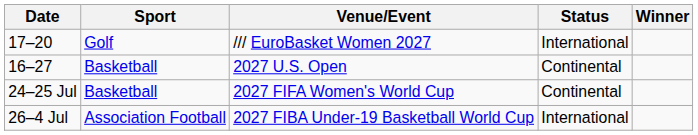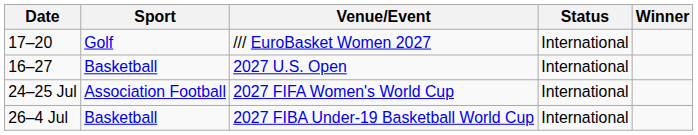(581, 67) Continental -> (585, 67) International
(121, 92) Basketball -> (155, 92) Association Football
(581, 92) Continental -> (585, 92) International
(155, 117) Association Football -> (121, 117) Basketball
